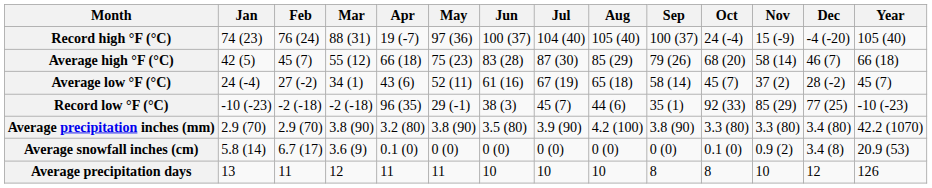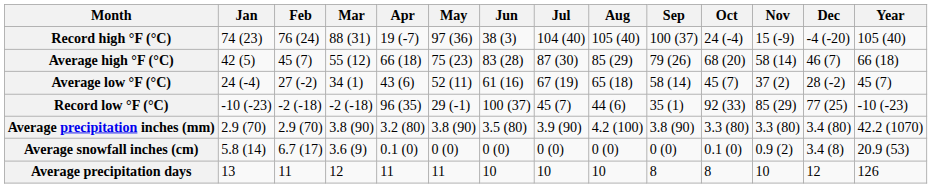(507, 37) 100 (37) -> (499, 37) 38 (3)
(499, 104) 38 (3) -> (507, 104) 100 (37)
